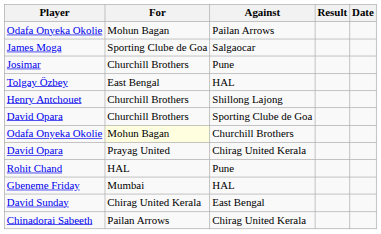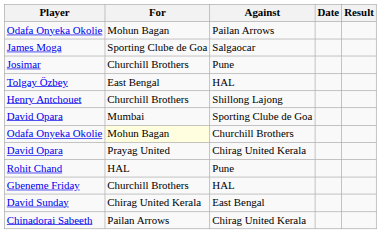columns swapped: (332, 13) <-> (363, 13)
(148, 116) Churchill Brothers -> (126, 116) Mumbai
(126, 185) Mumbai -> (148, 185) Churchill Brothers
